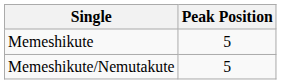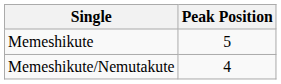(227, 66) 5 -> (227, 66) 4
